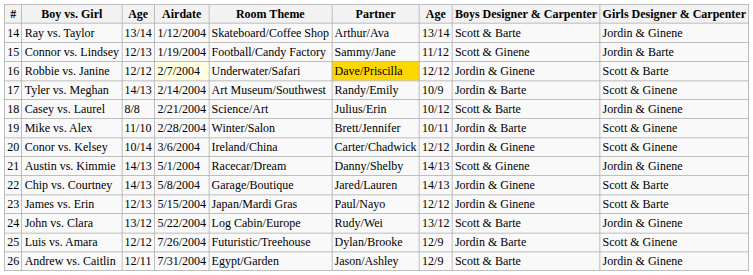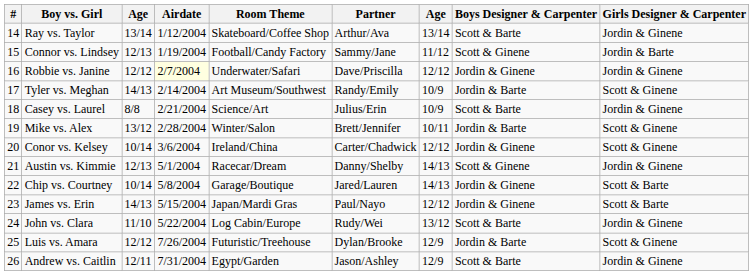(369, 71) gold background -> (369, 71) no background
(636, 71) Scott & Barte -> (643, 71) Jordin & Ginene
(436, 109) 10/12 -> (433, 109) 10/9
(138, 128) 11/10 -> (138, 128) 13/12
(138, 166) 14/13 -> (138, 166) 12/13
(138, 185) 14/13 -> (138, 185) 10/14
(138, 204) 12/13 -> (138, 204) 14/13
(138, 223) 13/12 -> (138, 223) 11/10
